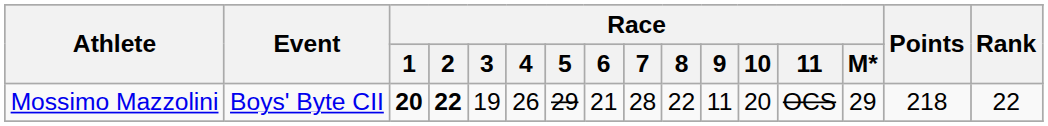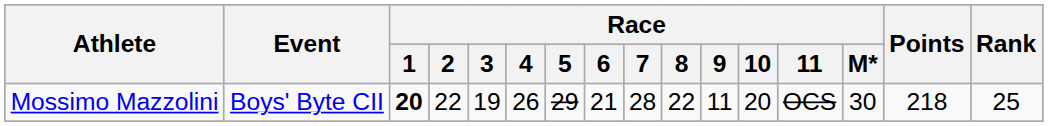(448, 103) bold -> (448, 103) normal
(863, 103) 29 -> (863, 103) 30
(1006, 103) 22 -> (1006, 103) 25
